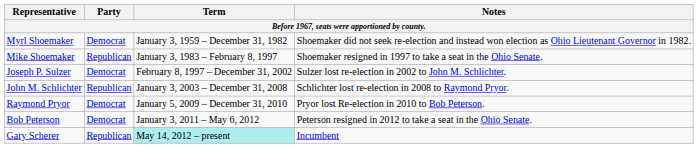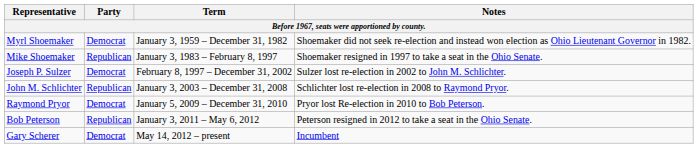(106, 119) Democrat -> (109, 119) Republican
(109, 135) Republican -> (106, 135) Democrat
(183, 135) paleturquoise background -> (183, 135) no background
